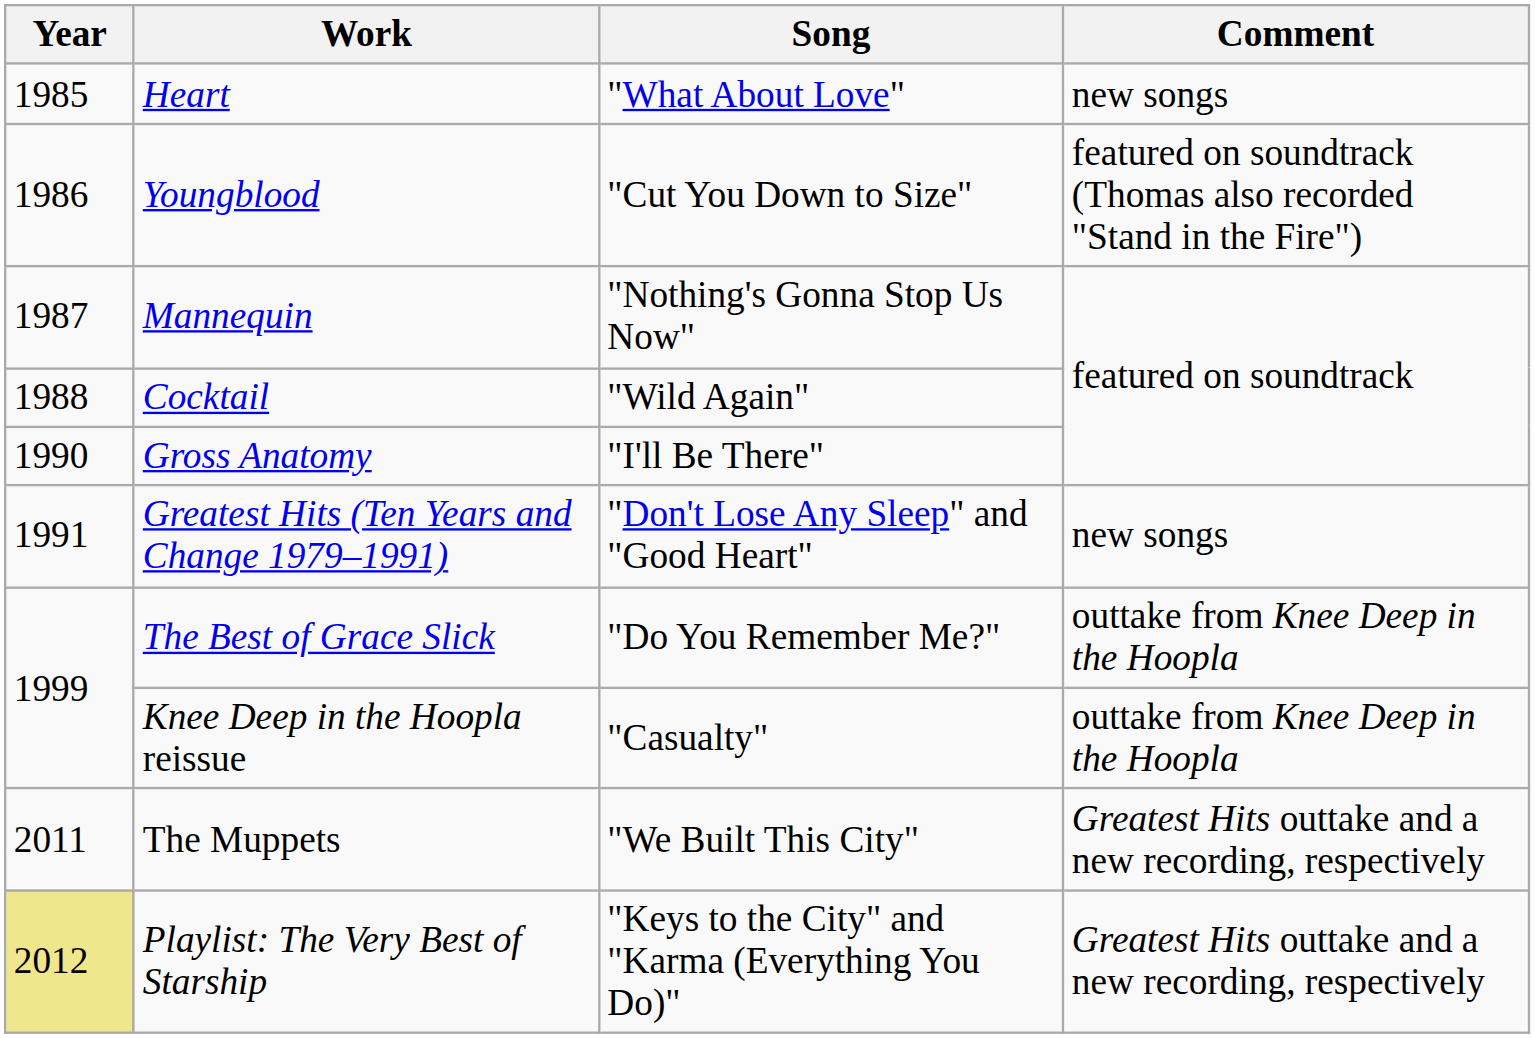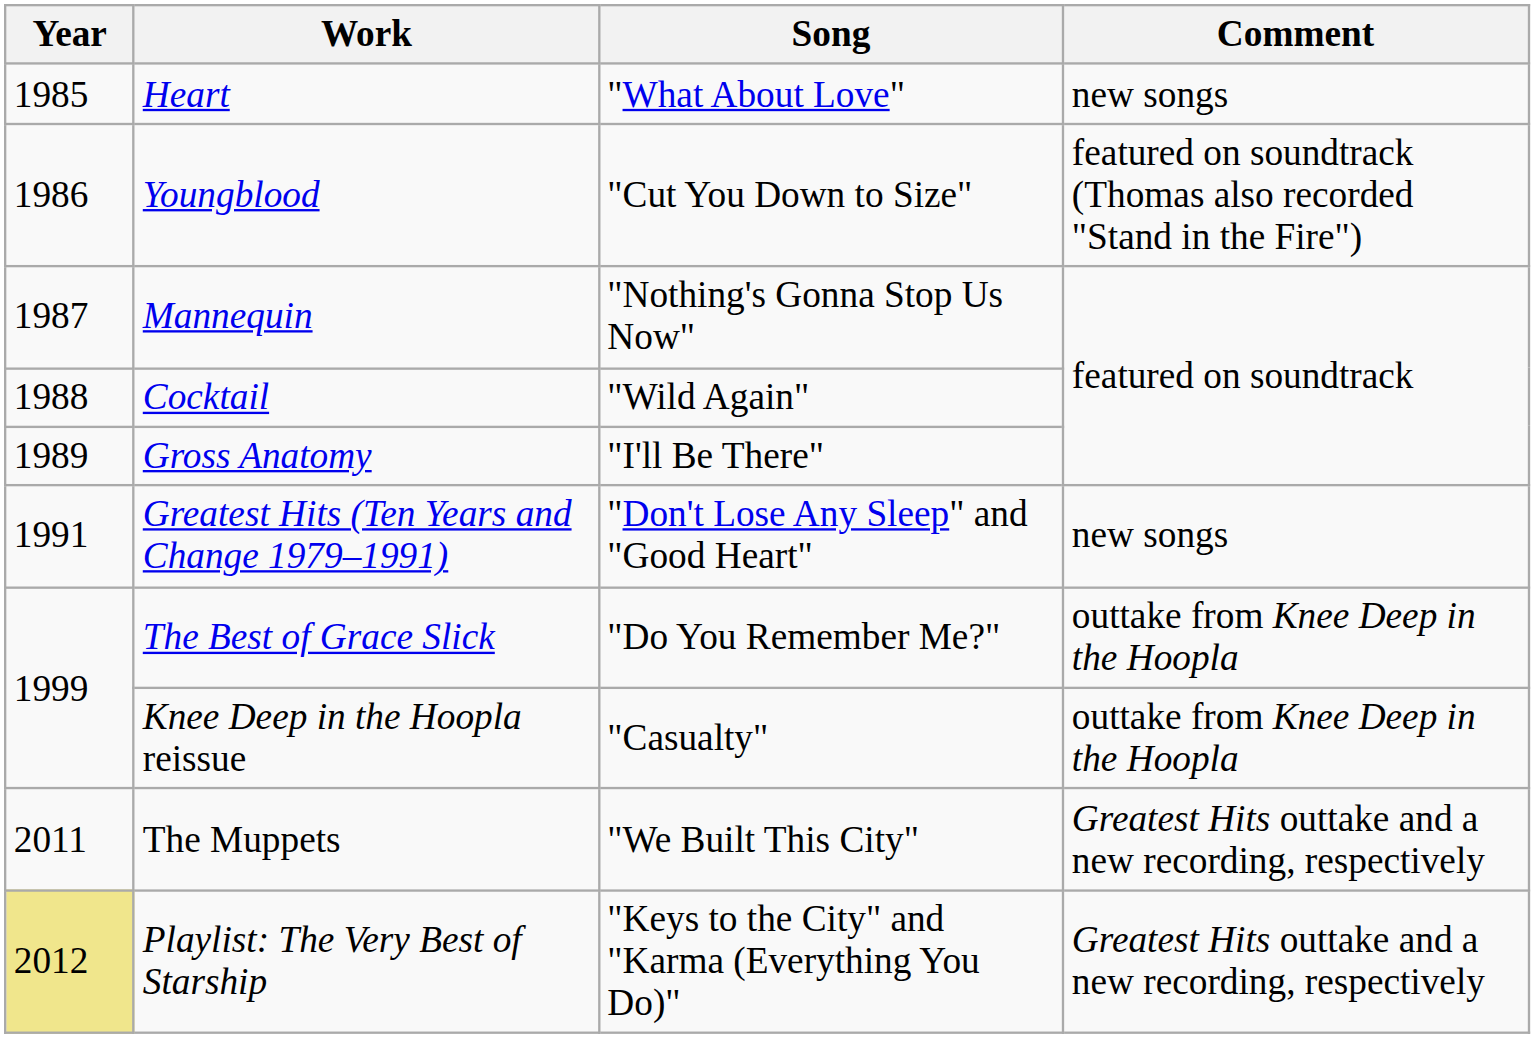(51, 455) 1990 -> (51, 455) 1989
